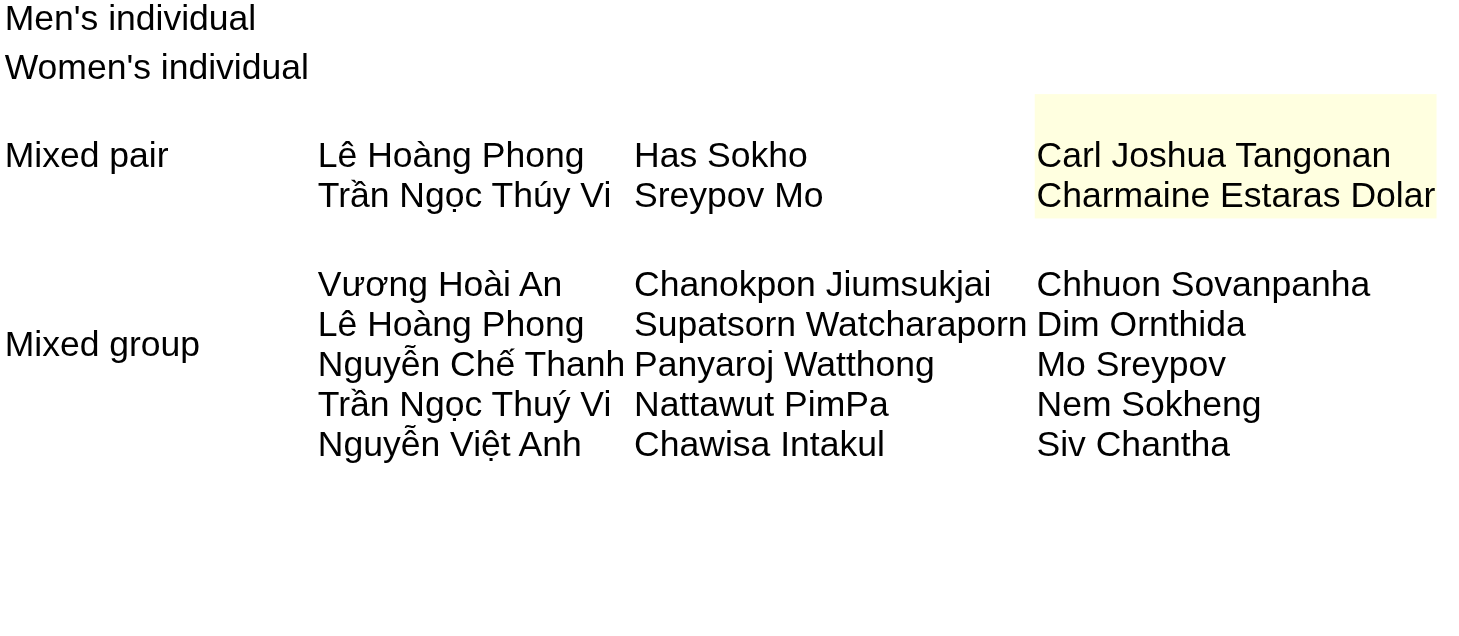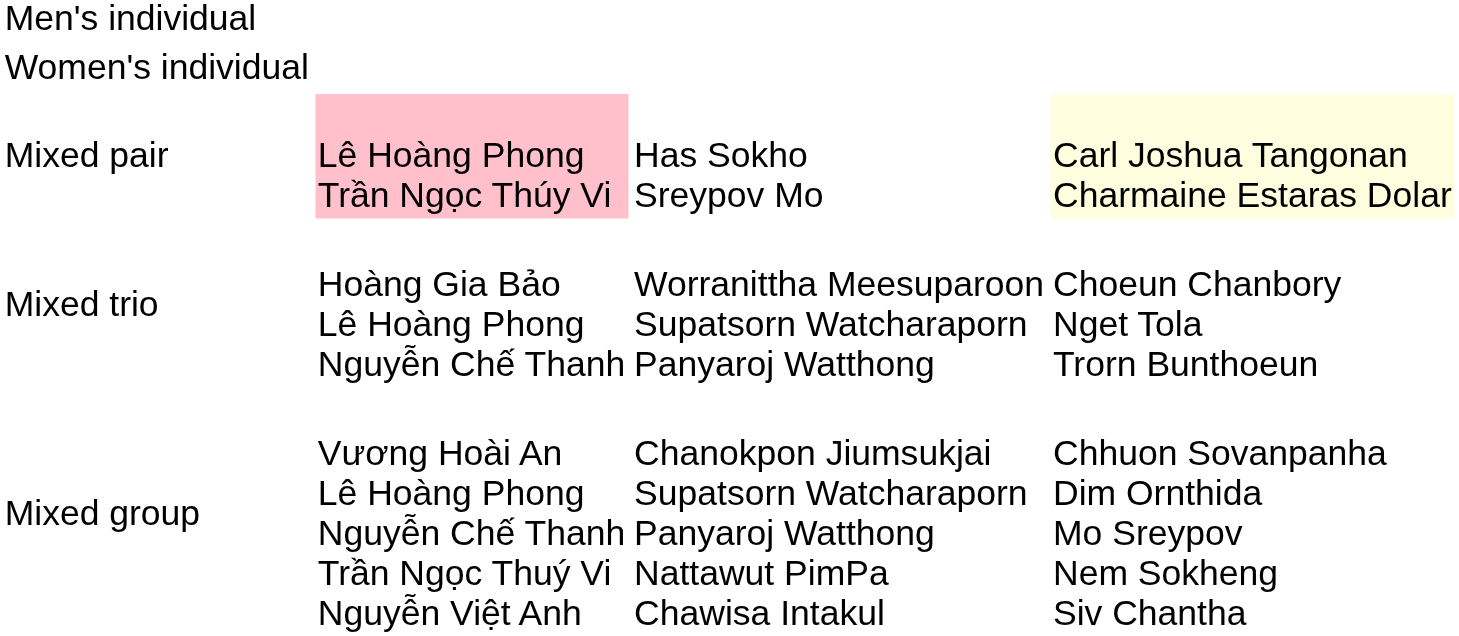(465, 175) no background -> (465, 175) pink background
+ row: (82, 304)
